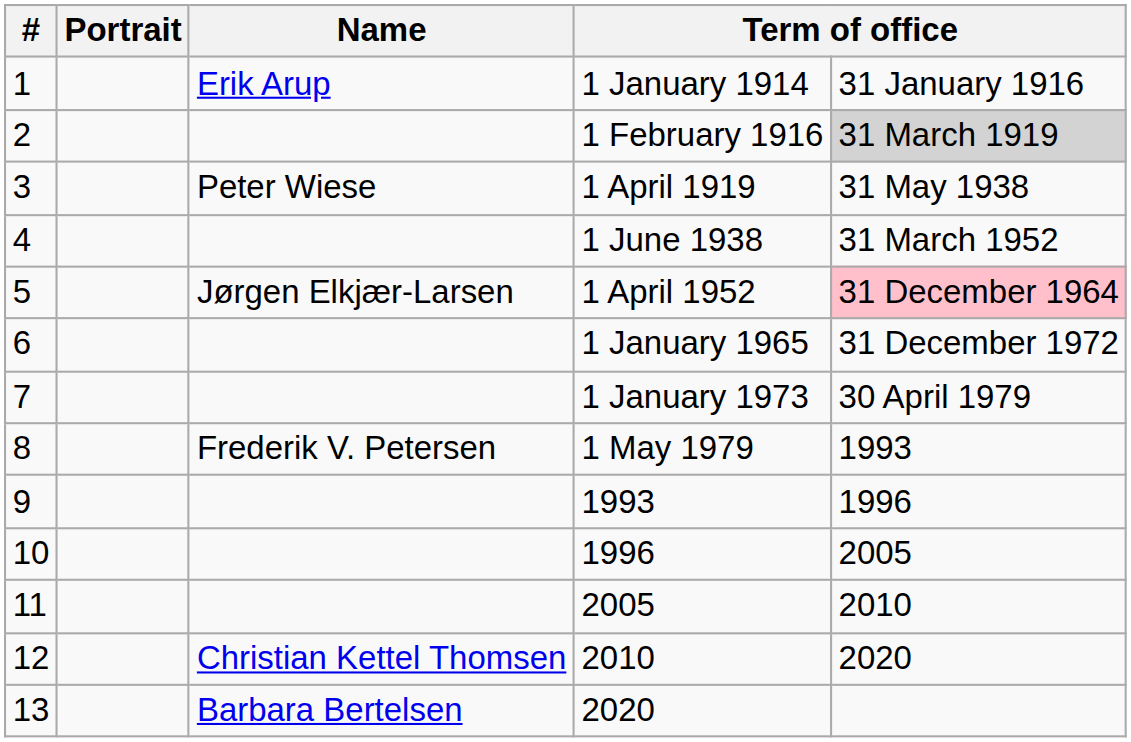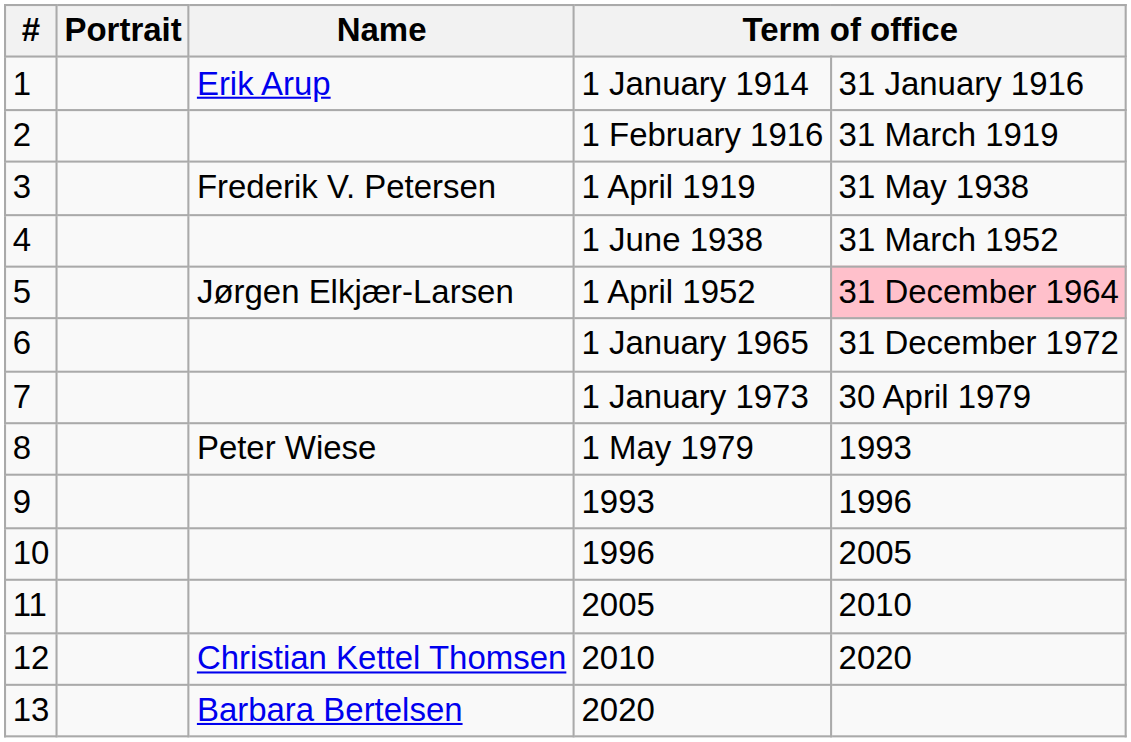(949, 135) lightgrey background -> (949, 135) no background
(287, 187) Peter Wiese -> (347, 187) Frederik V. Petersen
(347, 448) Frederik V. Petersen -> (287, 448) Peter Wiese
